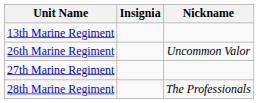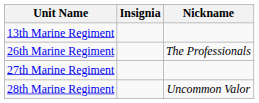(208, 51) Uncommon Valor -> (208, 51) The Professionals
(208, 88) The Professionals -> (208, 88) Uncommon Valor
